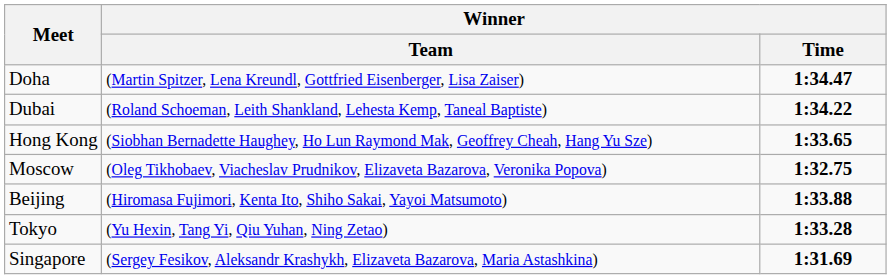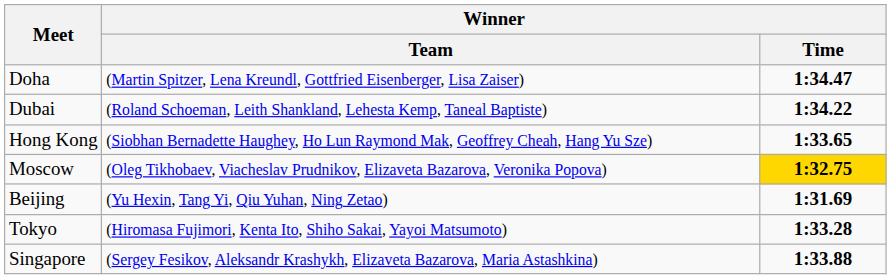(823, 169) no background -> (823, 169) gold background
(307, 200) (Hiromasa Fujimori, Kenta Ito, Shiho Sakai, Yayoi Matsumoto) -> (247, 200) (Yu Hexin, Tang Yi, Qiu Yuhan, Ning Zetao)
(823, 199) 1:33.88 -> (823, 199) 1:31.69
(247, 230) (Yu Hexin, Tang Yi, Qiu Yuhan, Ning Zetao) -> (307, 230) (Hiromasa Fujimori, Kenta Ito, Shiho Sakai, Yayoi Matsumoto)
(823, 259) 1:31.69 -> (823, 259) 1:33.88
